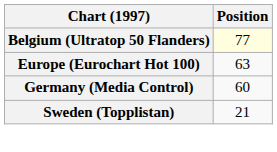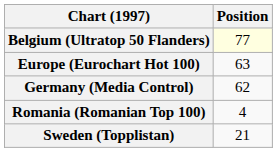(243, 87) 60 -> (243, 87) 62
+ row: (109, 111)
